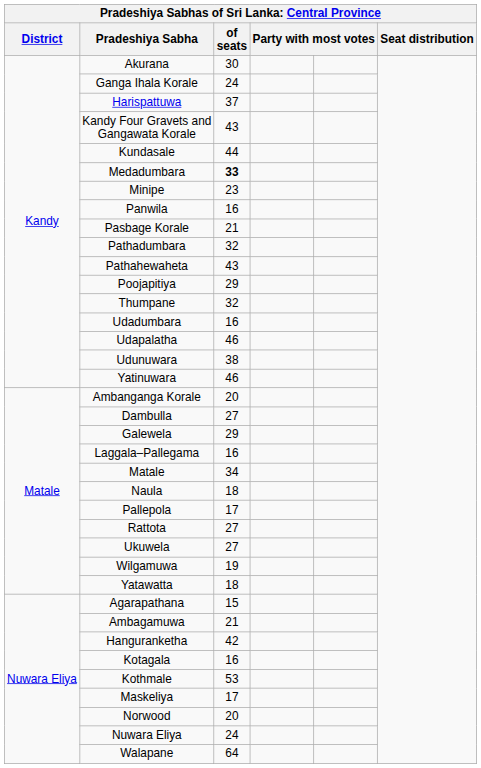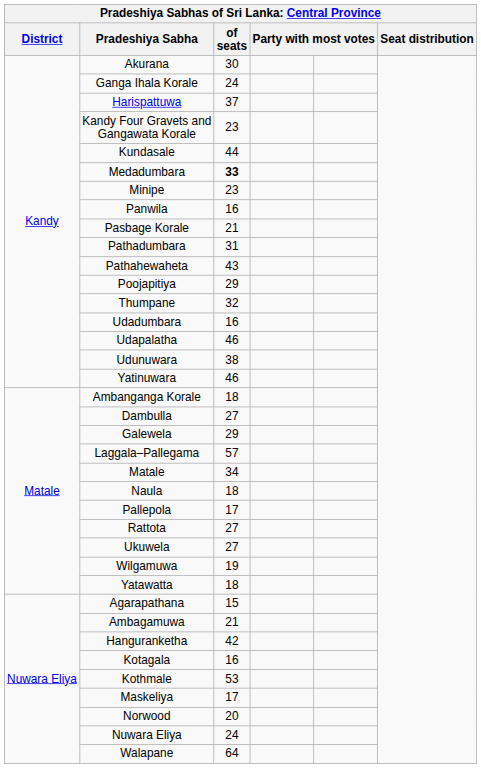(232, 127) 43 -> (232, 127) 23
(232, 247) 32 -> (232, 247) 31
(232, 397) 20 -> (232, 397) 18
(232, 453) 16 -> (232, 453) 57
